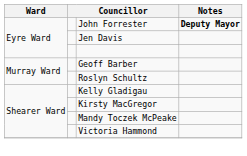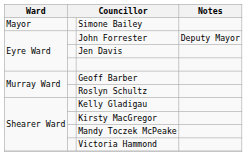+ row: (19, 24)
(210, 24) bold -> (210, 38) normal
